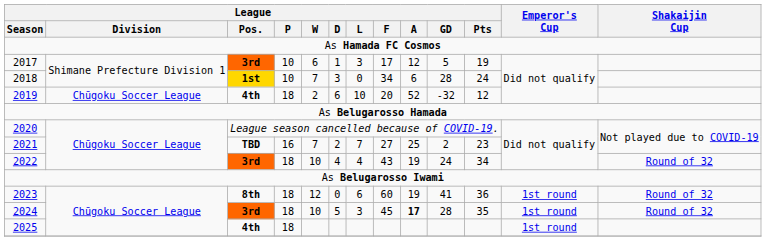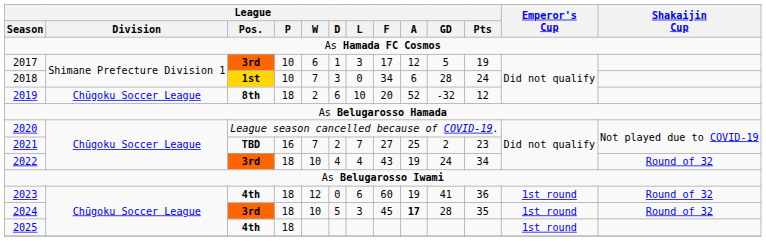(251, 95) 4th -> (251, 95) 8th
(251, 194) 8th -> (251, 194) 4th
